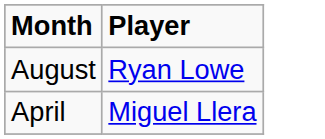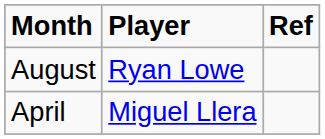+ column: (291, 26)
